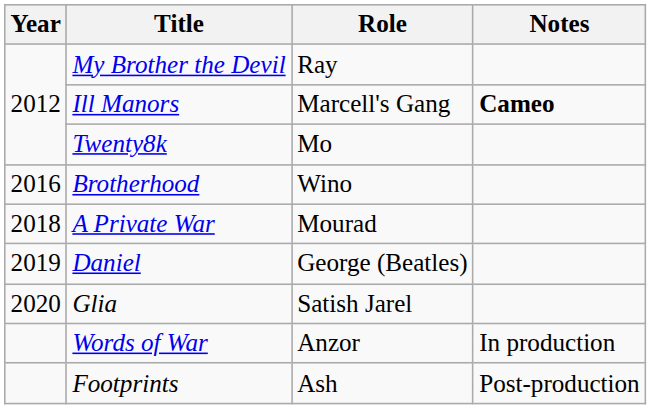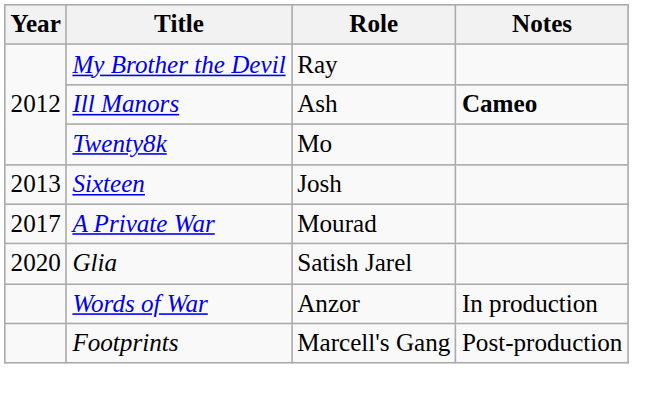(374, 104) Marcell's Gang -> (317, 104) Ash
+ row: (109, 183)
- row: (136, 183)
(36, 223) 2018 -> (36, 223) 2017
- row: (107, 263)
(317, 382) Ash -> (374, 343) Marcell's Gang
